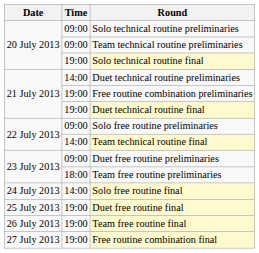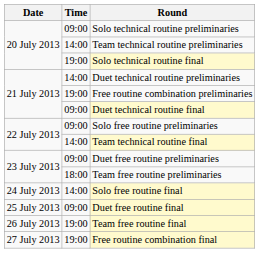(76, 45) 09:00 -> (76, 45) 14:00
(76, 110) 19:00 -> (76, 110) 09:00
(76, 207) 19:00 -> (76, 207) 09:00
